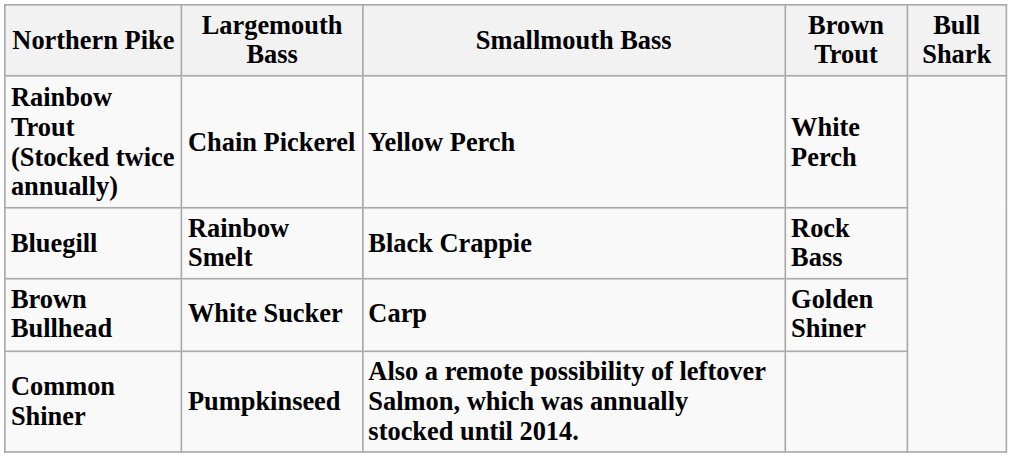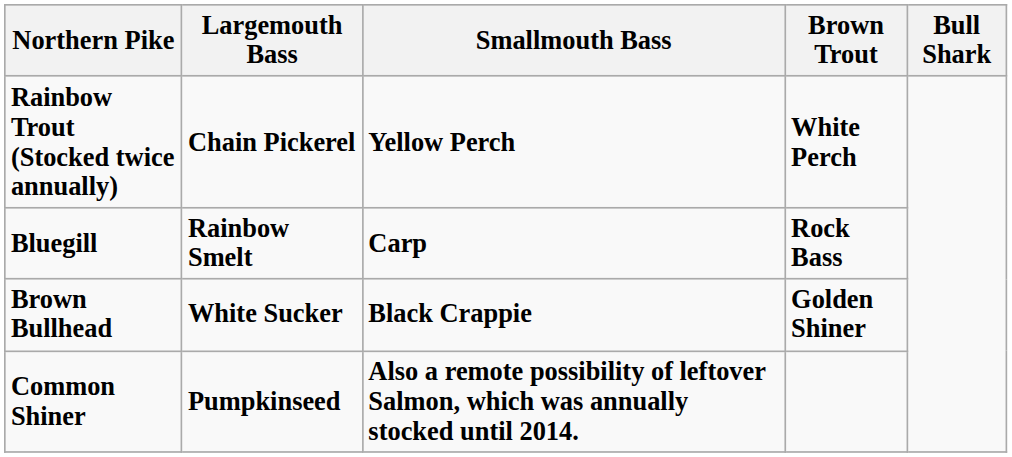(450, 242) Black Crappie -> (398, 242) Carp
(398, 314) Carp -> (450, 314) Black Crappie
